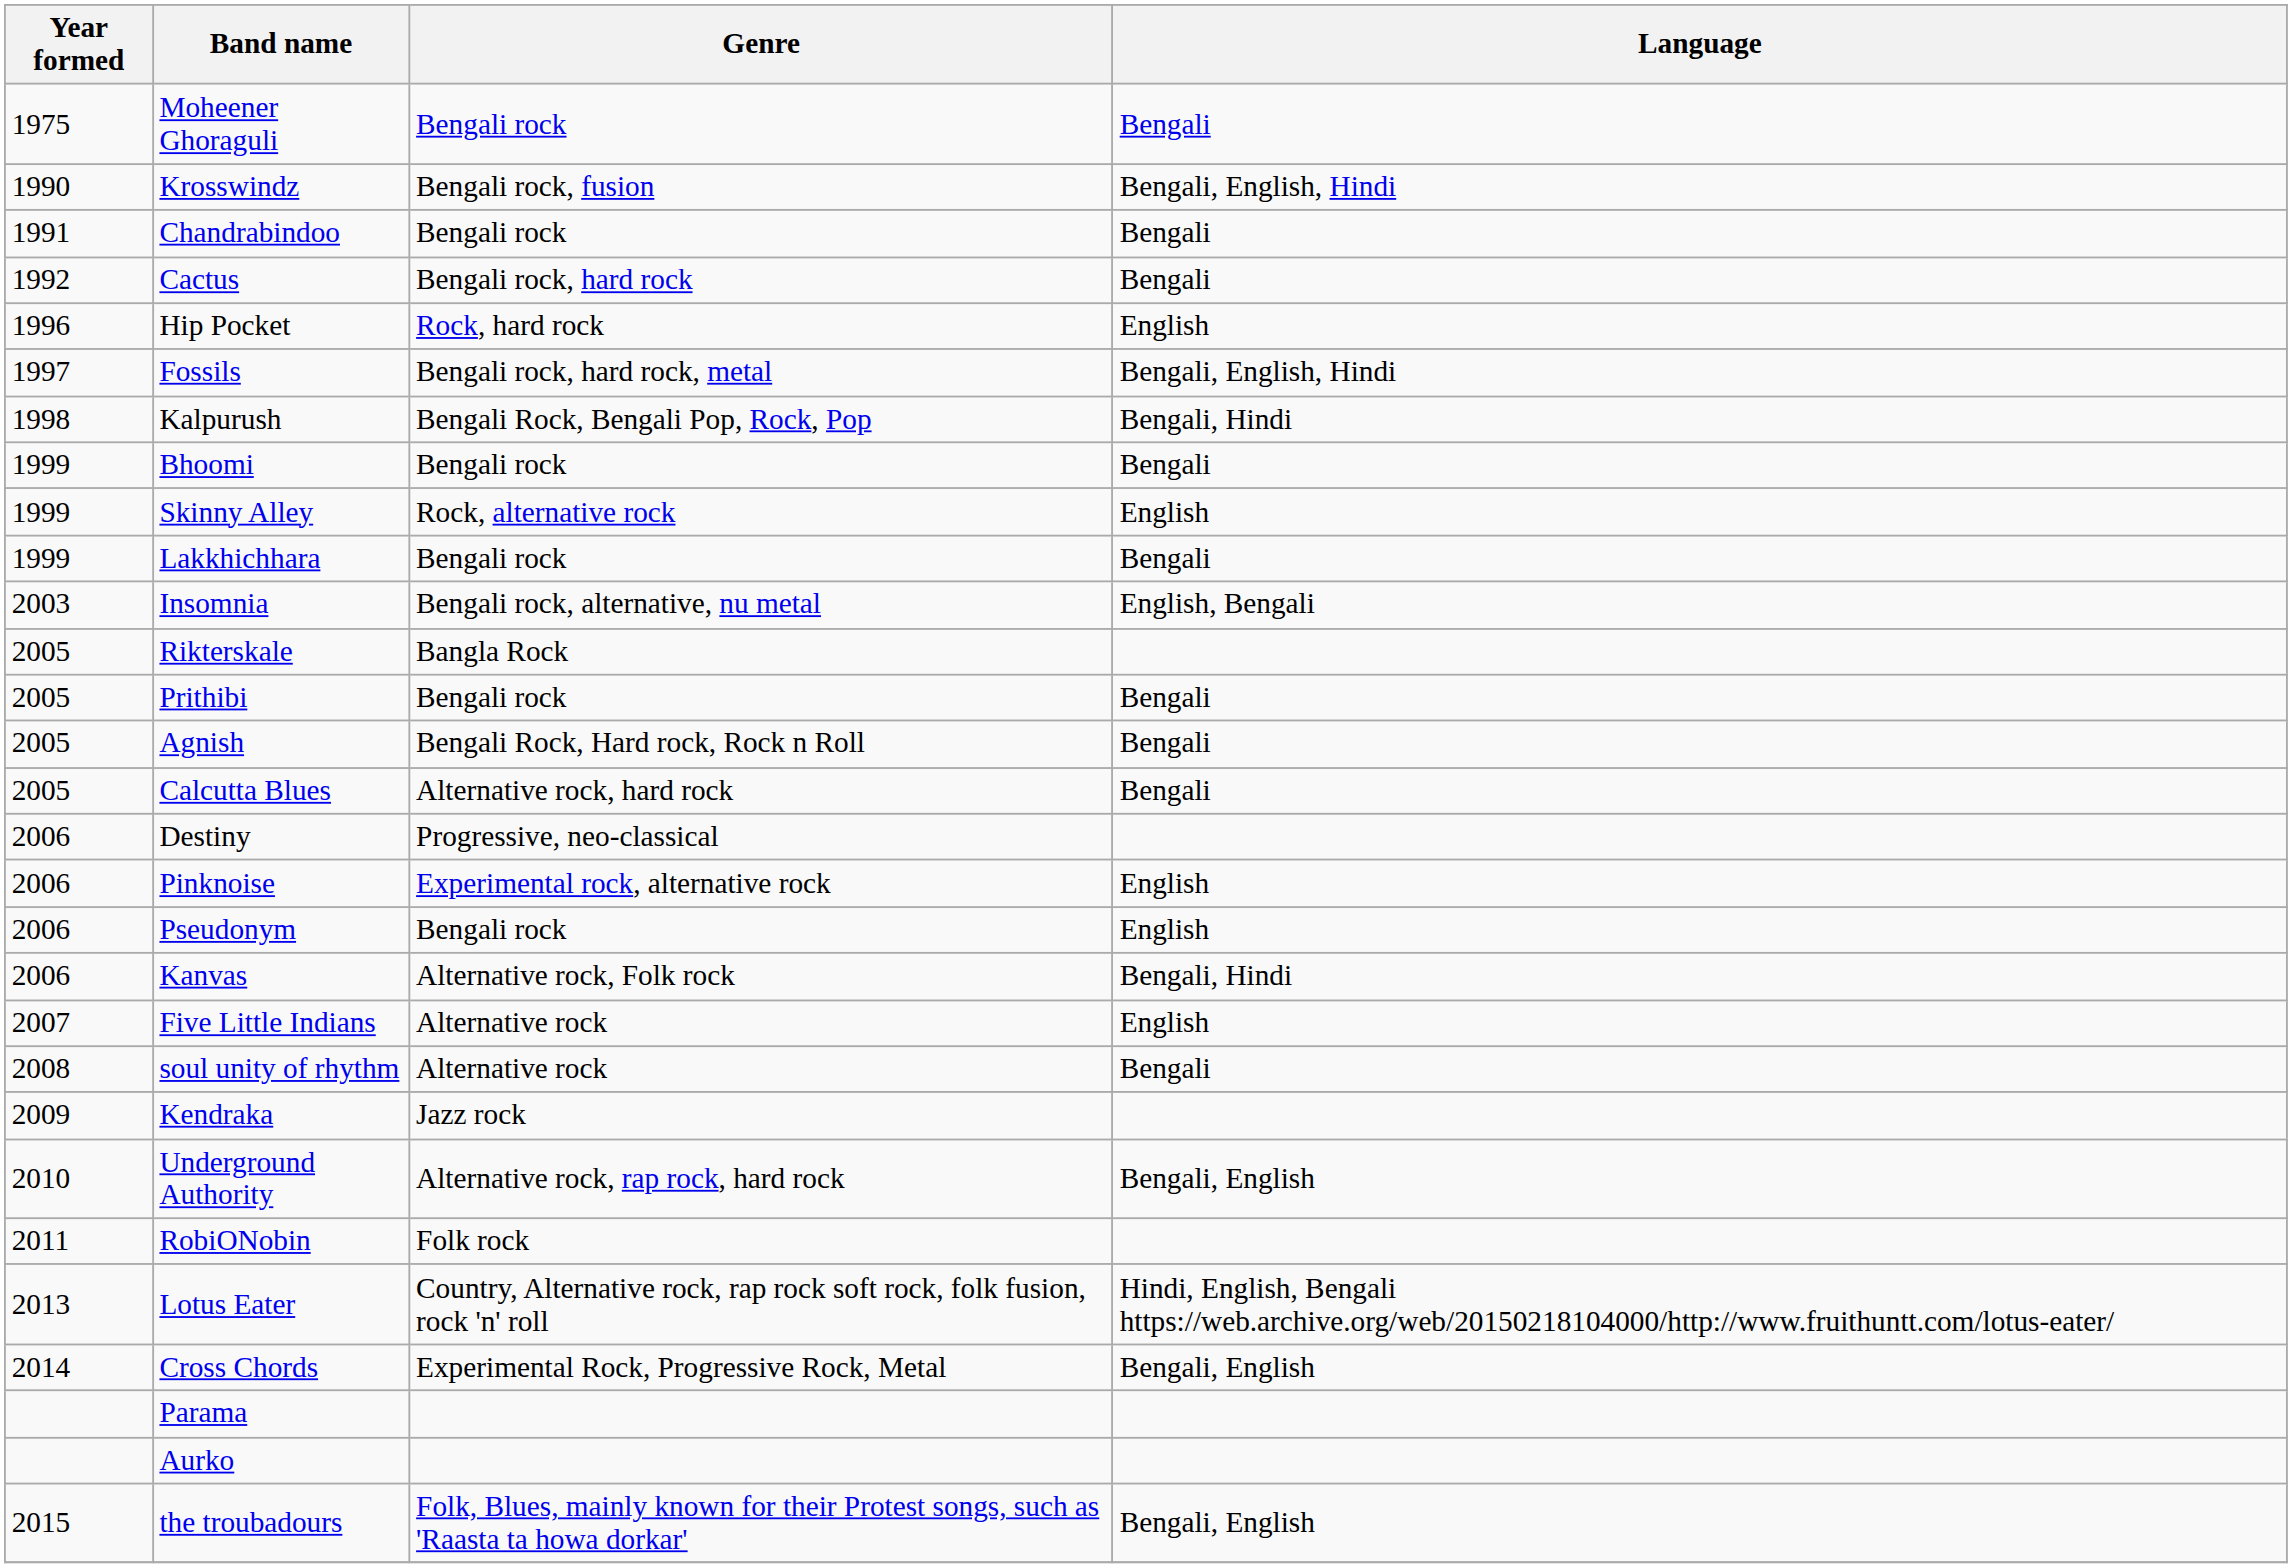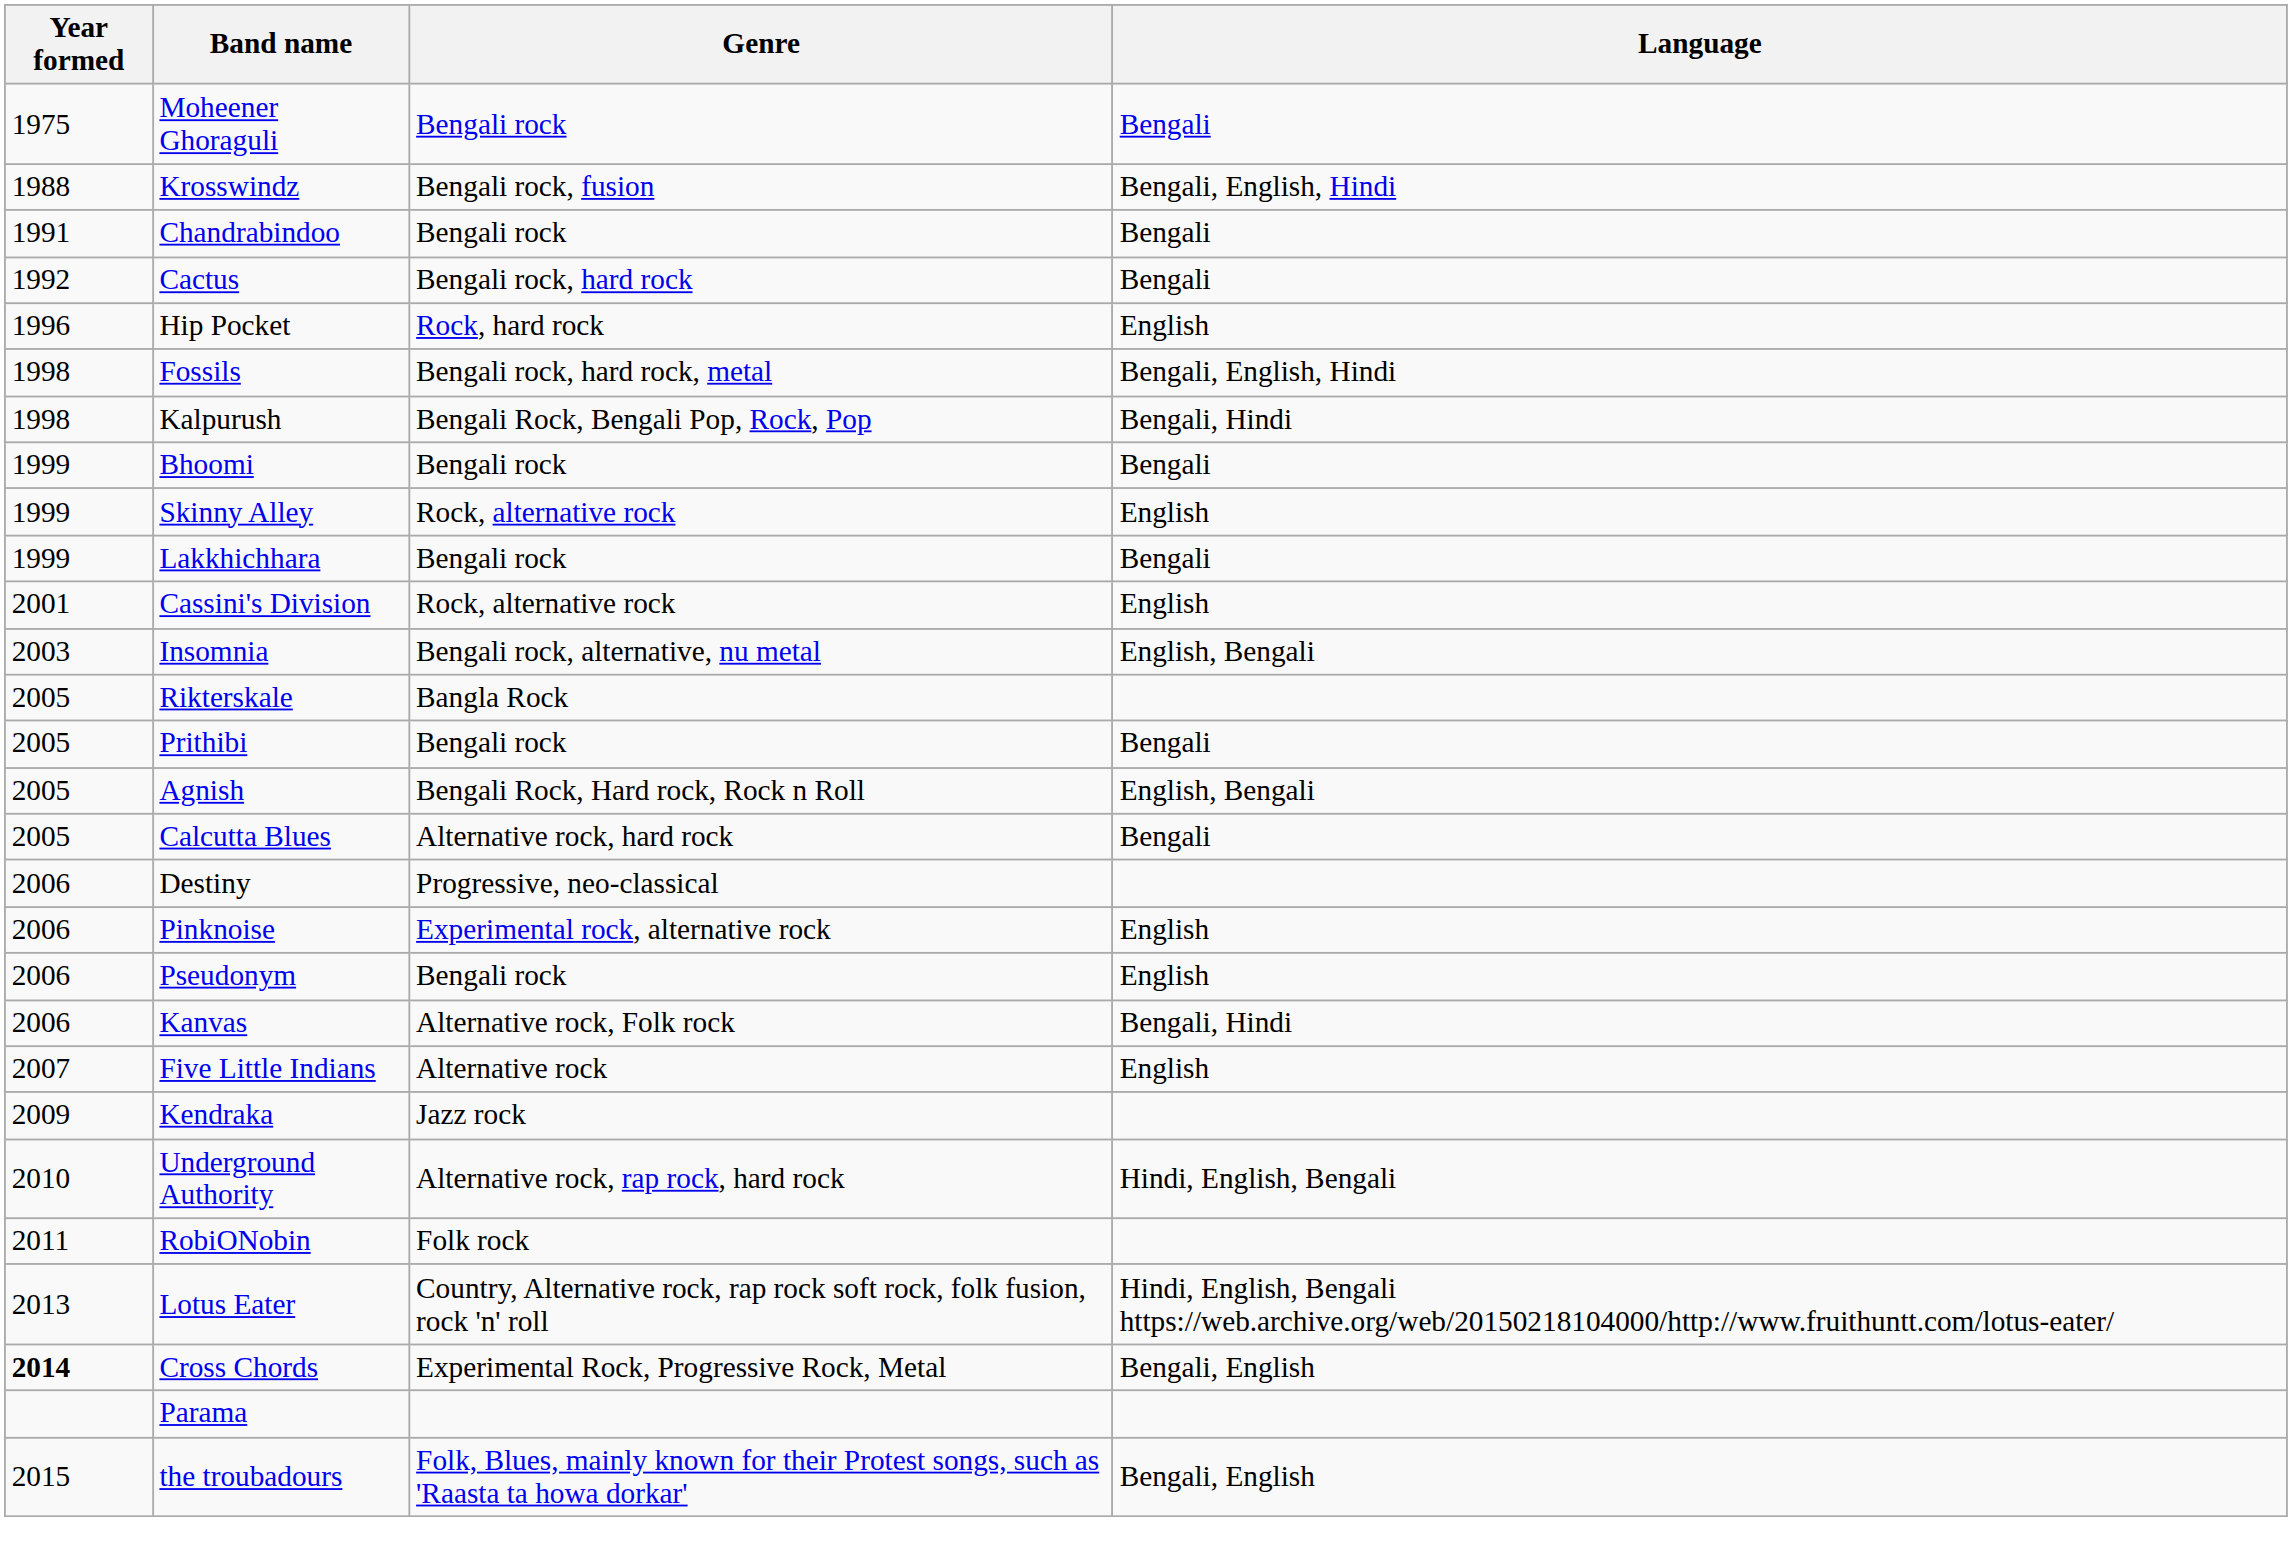(41, 186) 1990 -> (41, 186) 1988
(41, 372) 1997 -> (41, 372) 1998
+ row: (265, 604)
(1165, 743) Bengali -> (1217, 790) English, Bengali
- row: (279, 1068)
(1217, 1178) Bengali, English -> (1258, 1178) Hindi, English, Bengali
(41, 1366) normal -> (41, 1366) bold
- row: (197, 1459)
